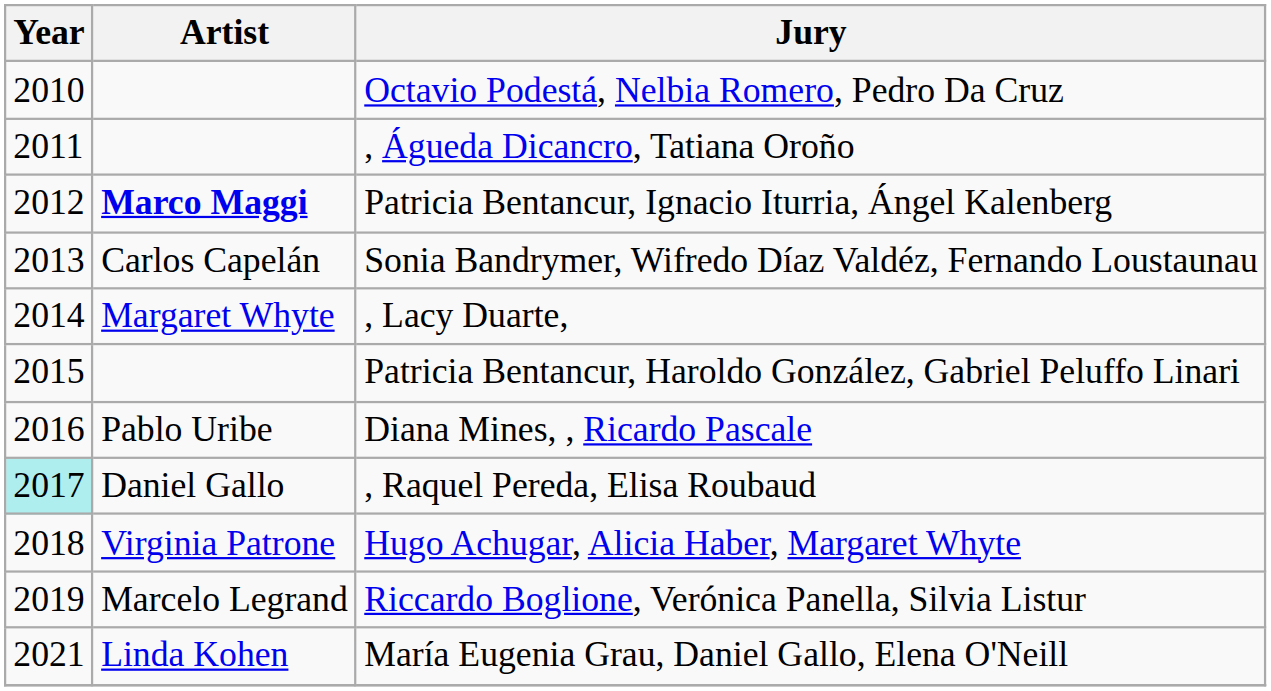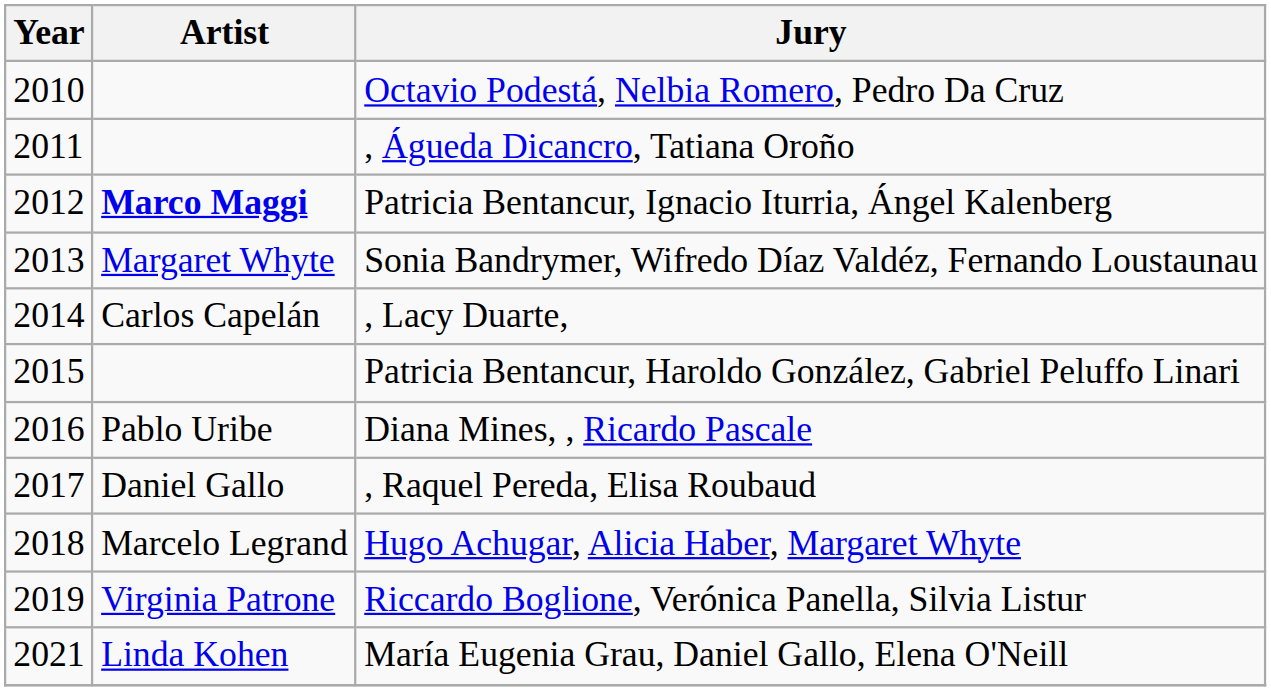(211, 259) Carlos Capelán -> (218, 259) Margaret Whyte
(218, 315) Margaret Whyte -> (211, 315) Carlos Capelán
(49, 485) paleturquoise background -> (49, 485) no background
(218, 542) Virginia Patrone -> (224, 542) Marcelo Legrand
(224, 598) Marcelo Legrand -> (218, 598) Virginia Patrone
